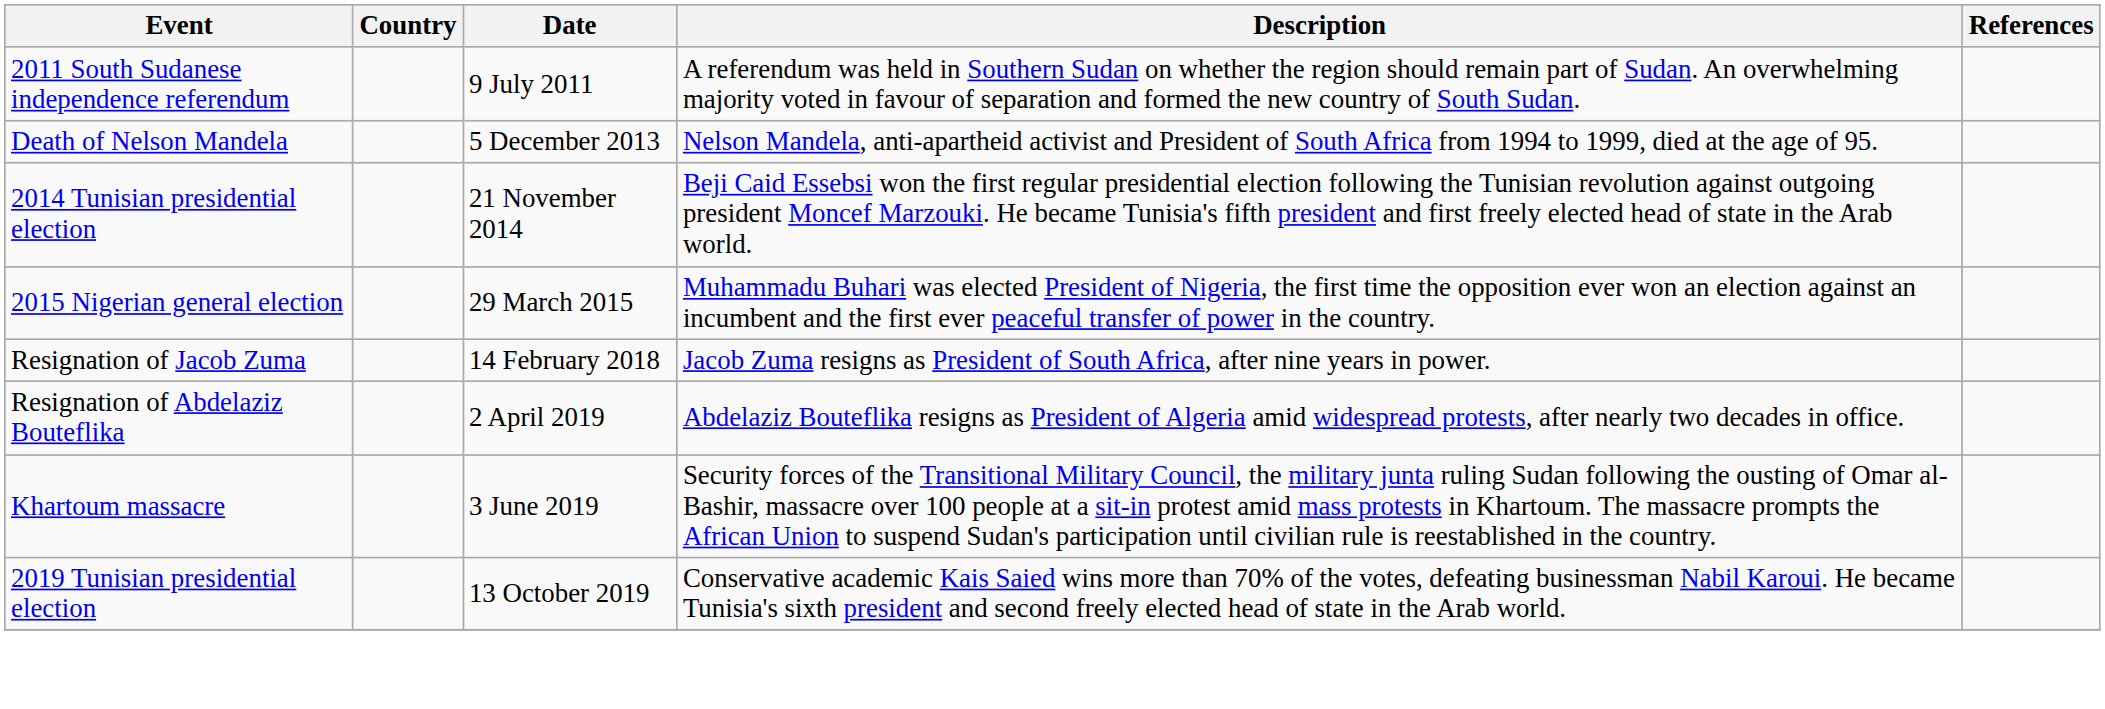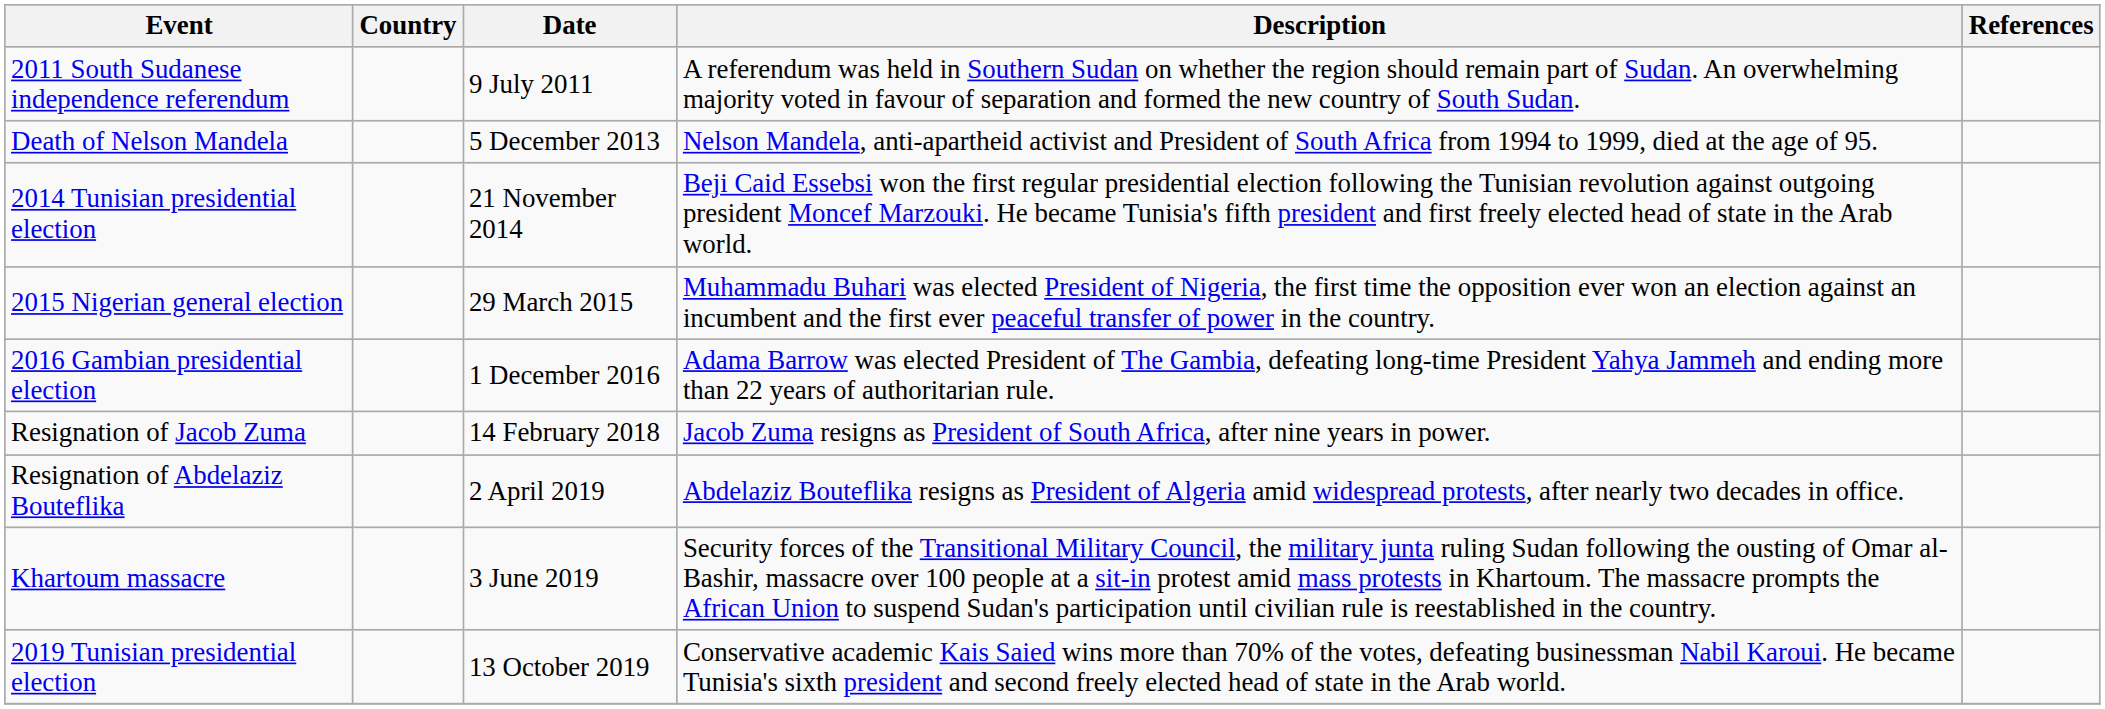+ row: (157, 375)
